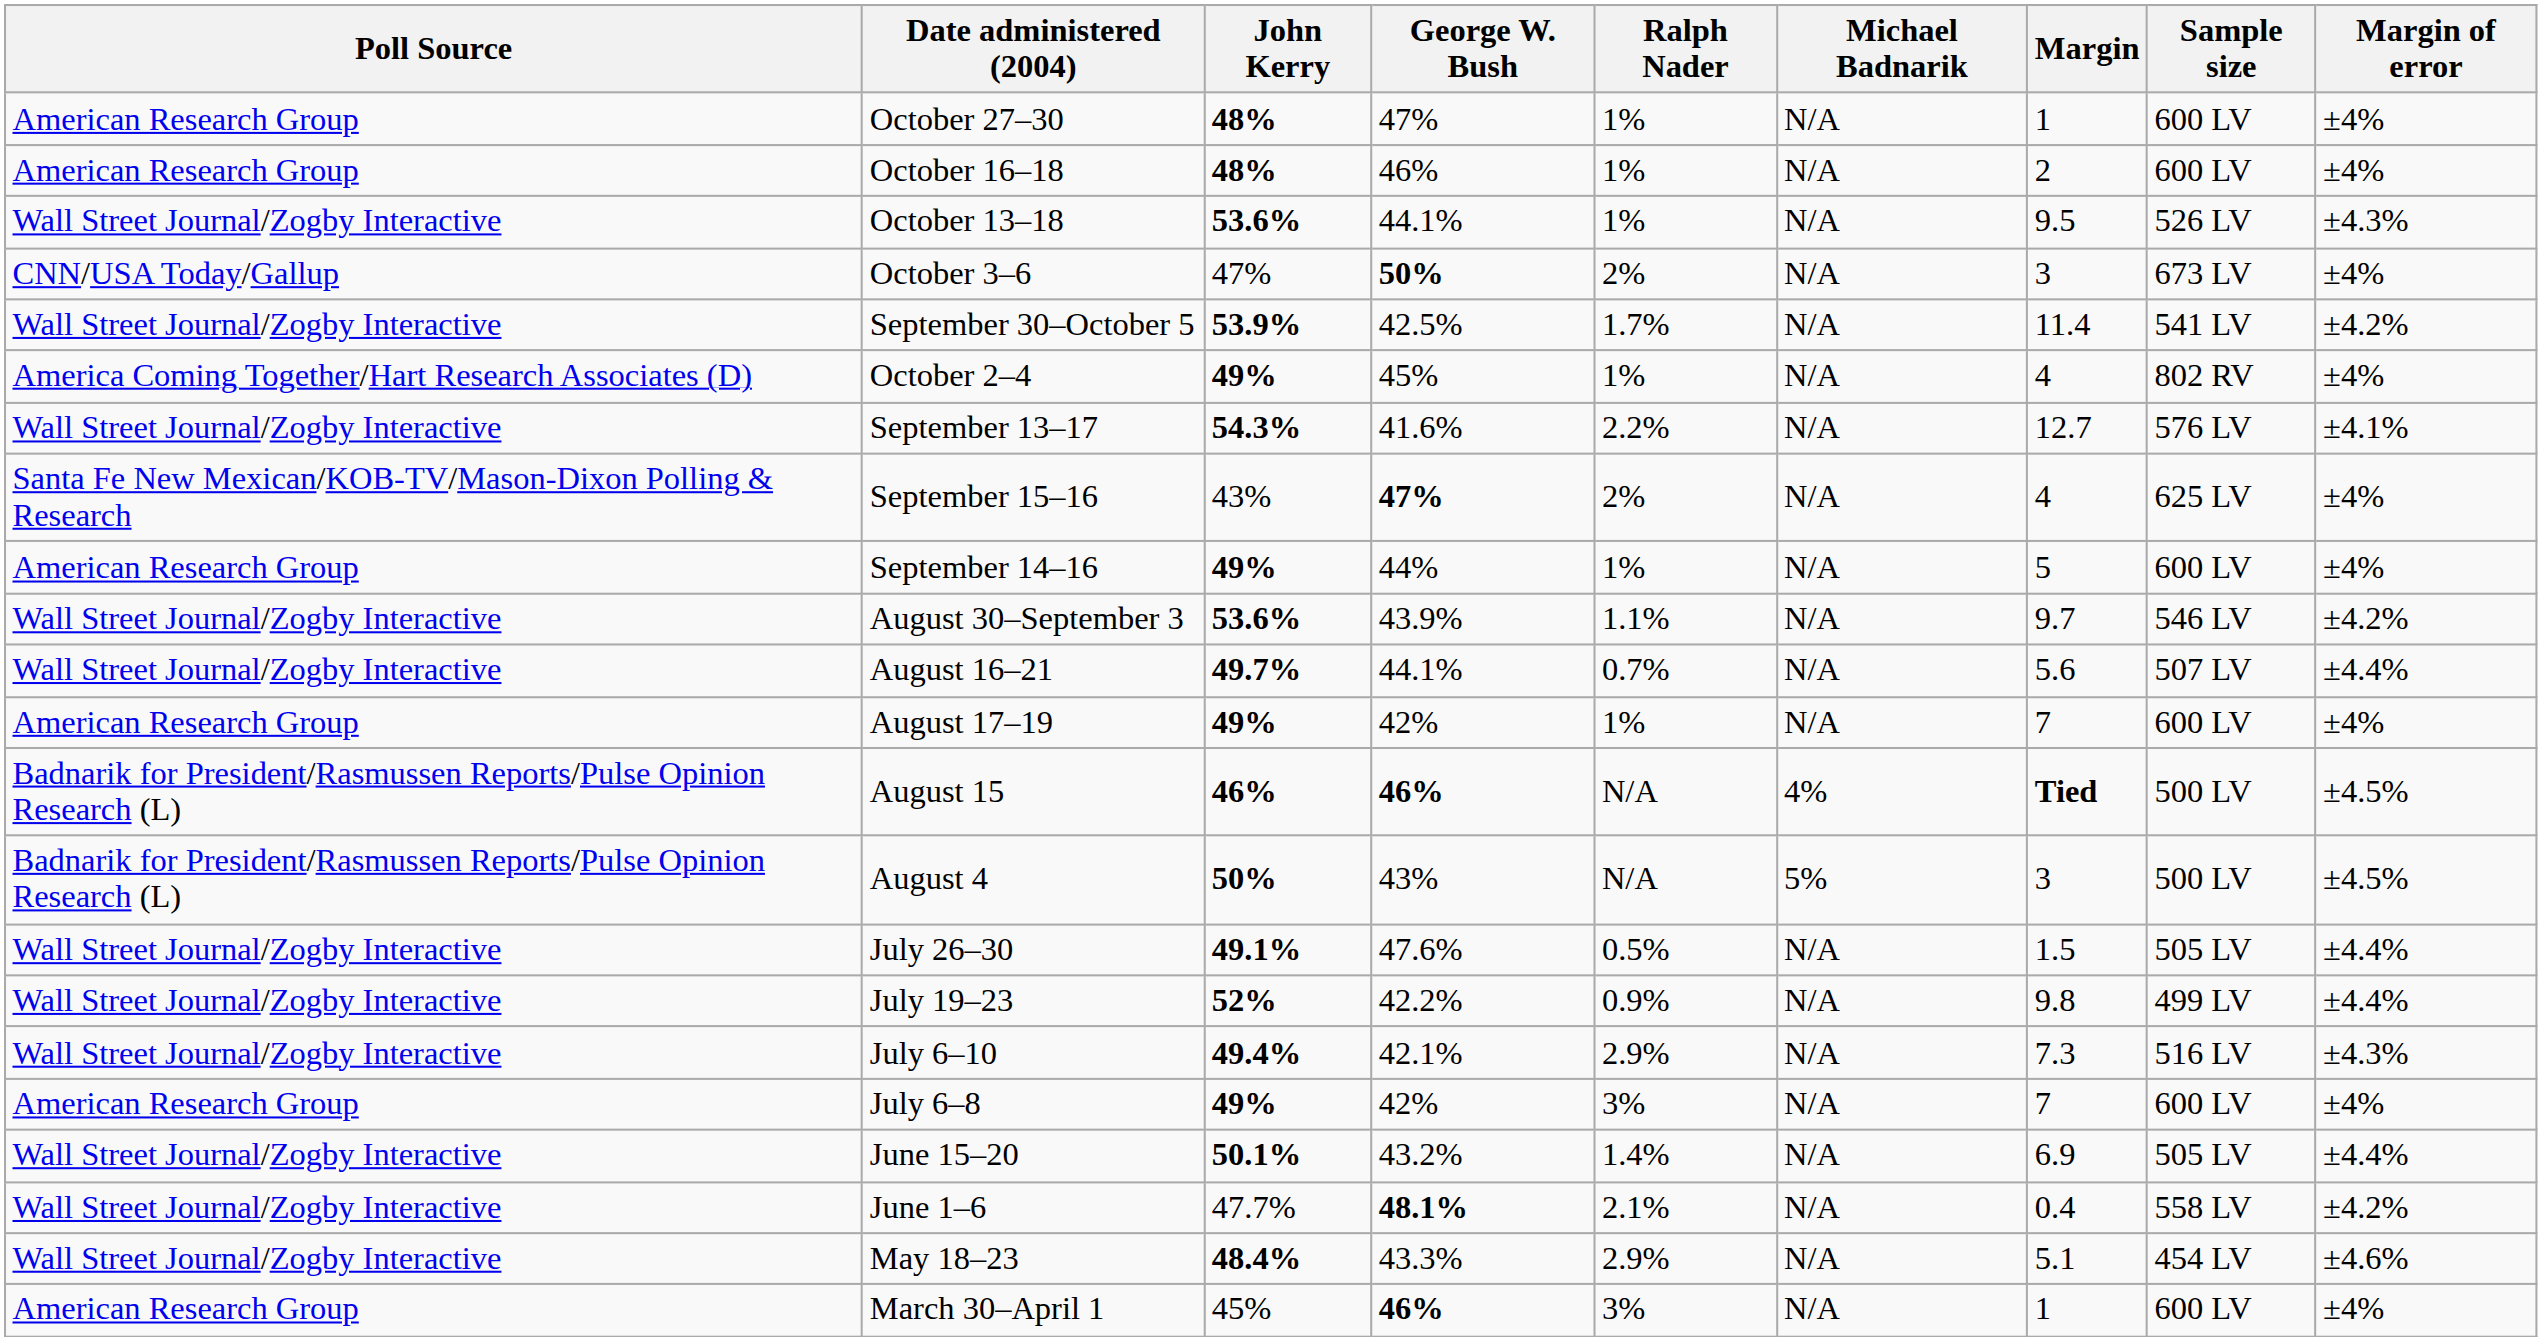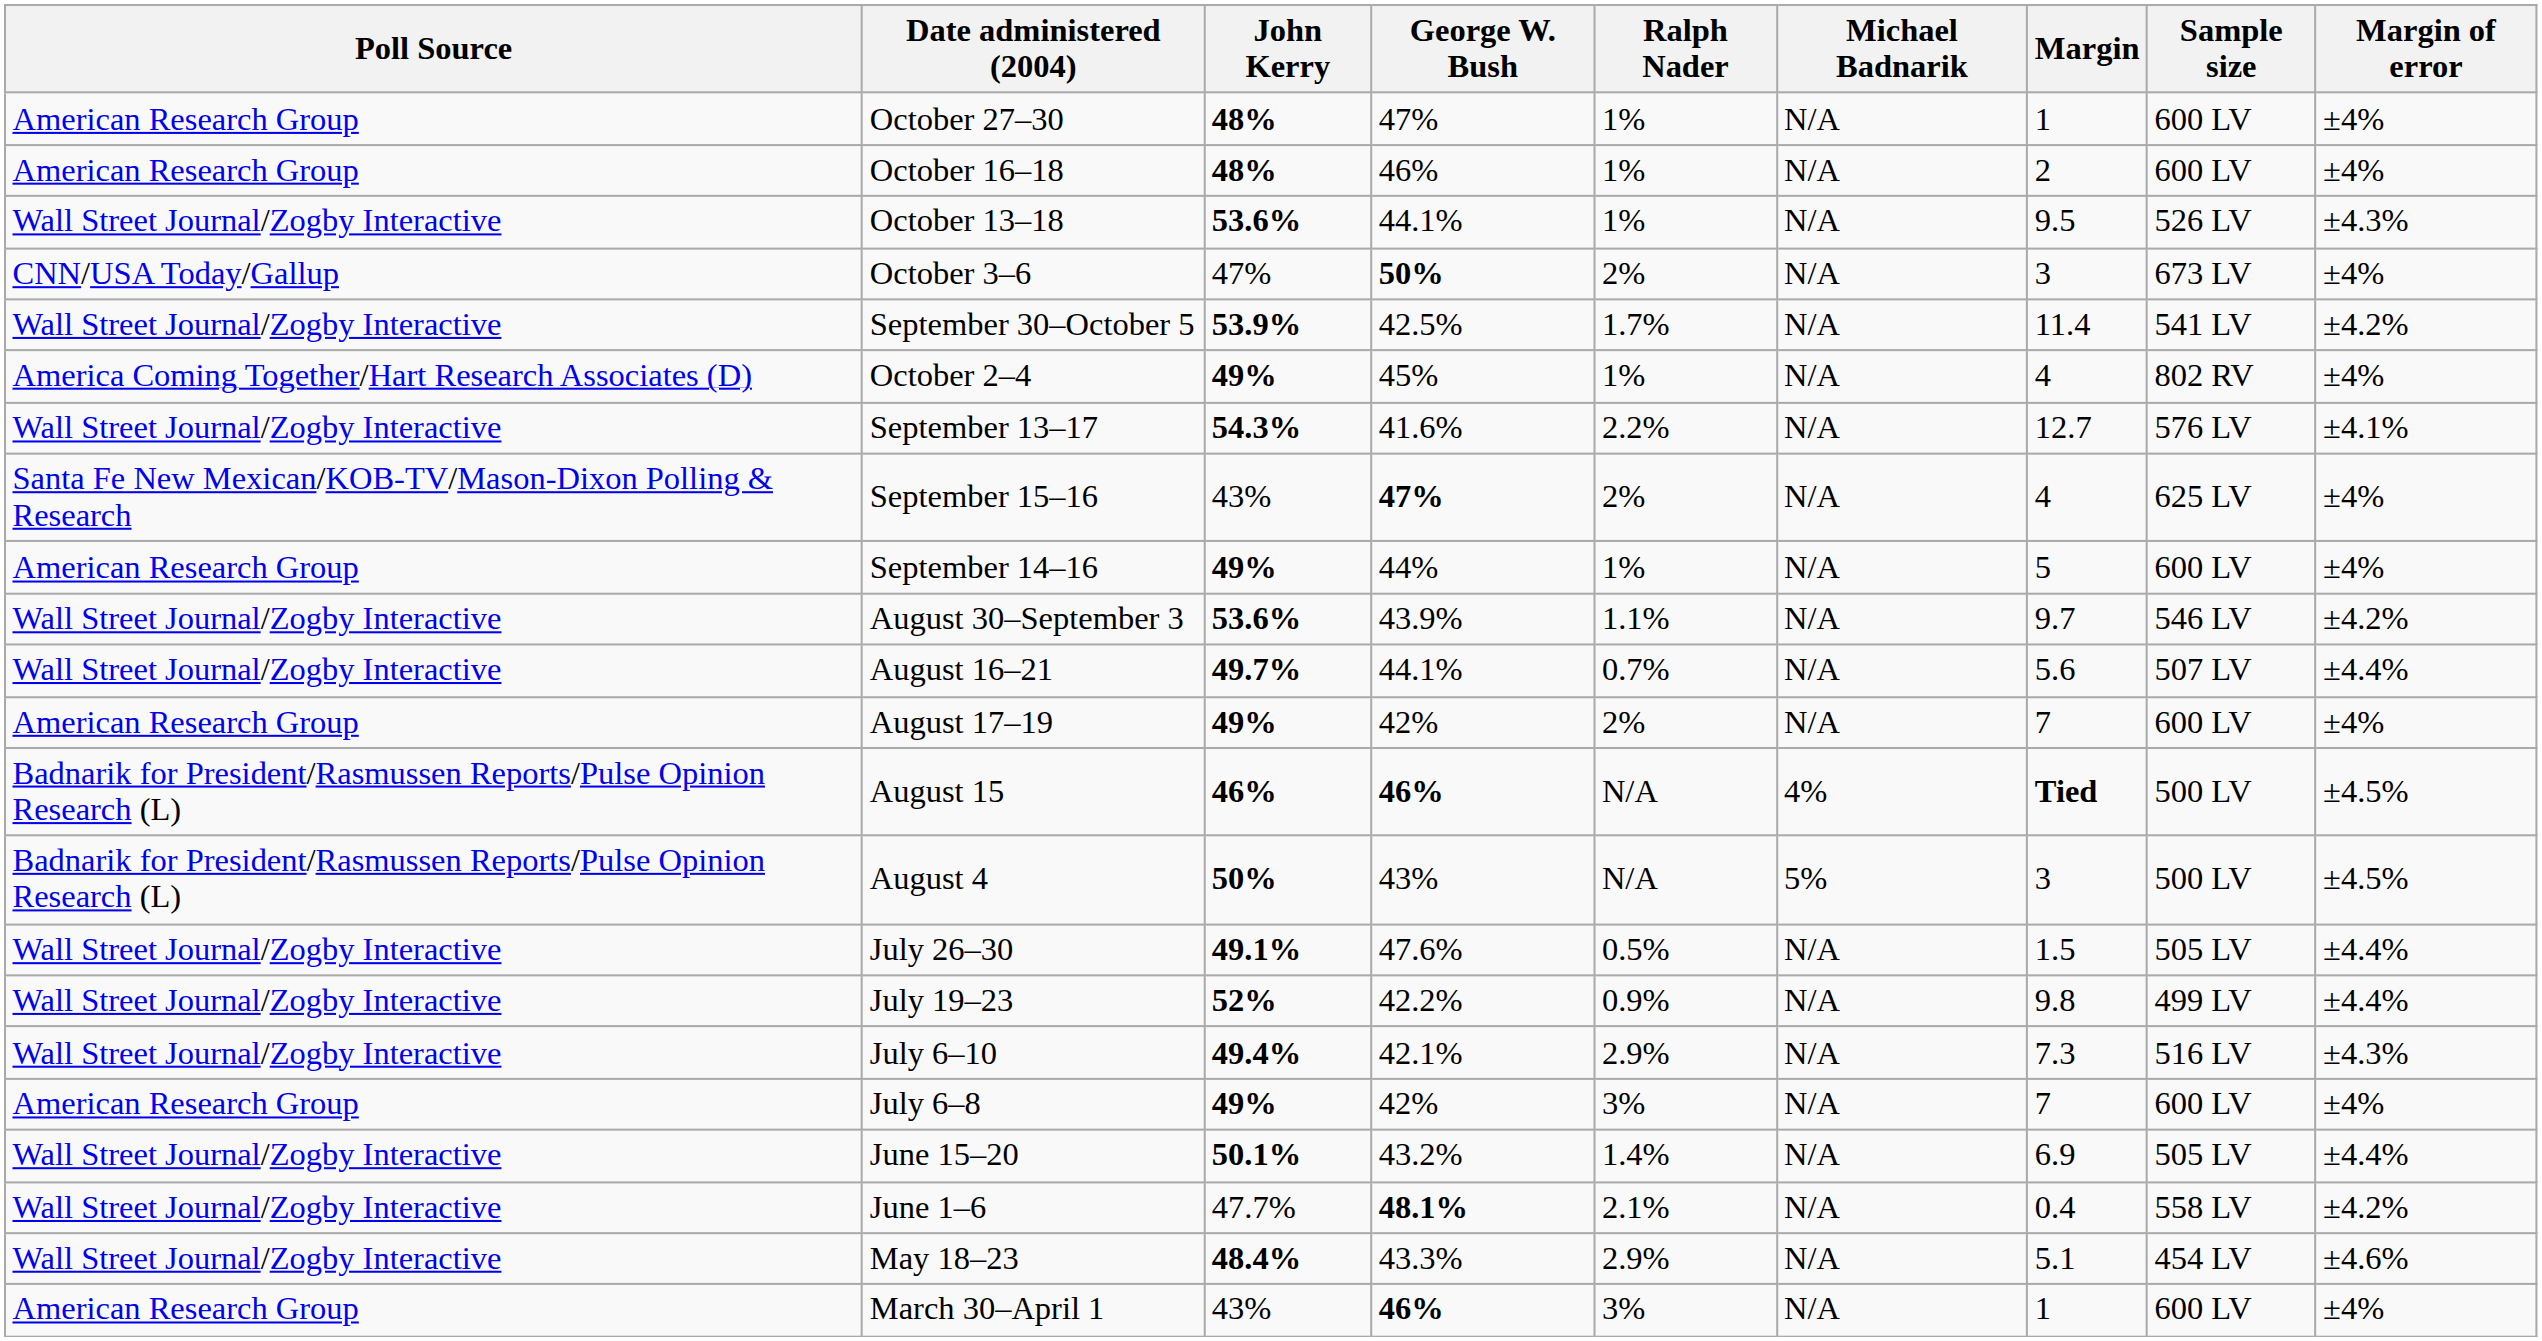(1624, 721) 1% -> (1624, 721) 2%
(1242, 1309) 45% -> (1242, 1309) 43%
